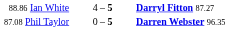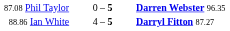rows swapped: (37, 21) <-> (39, 8)
